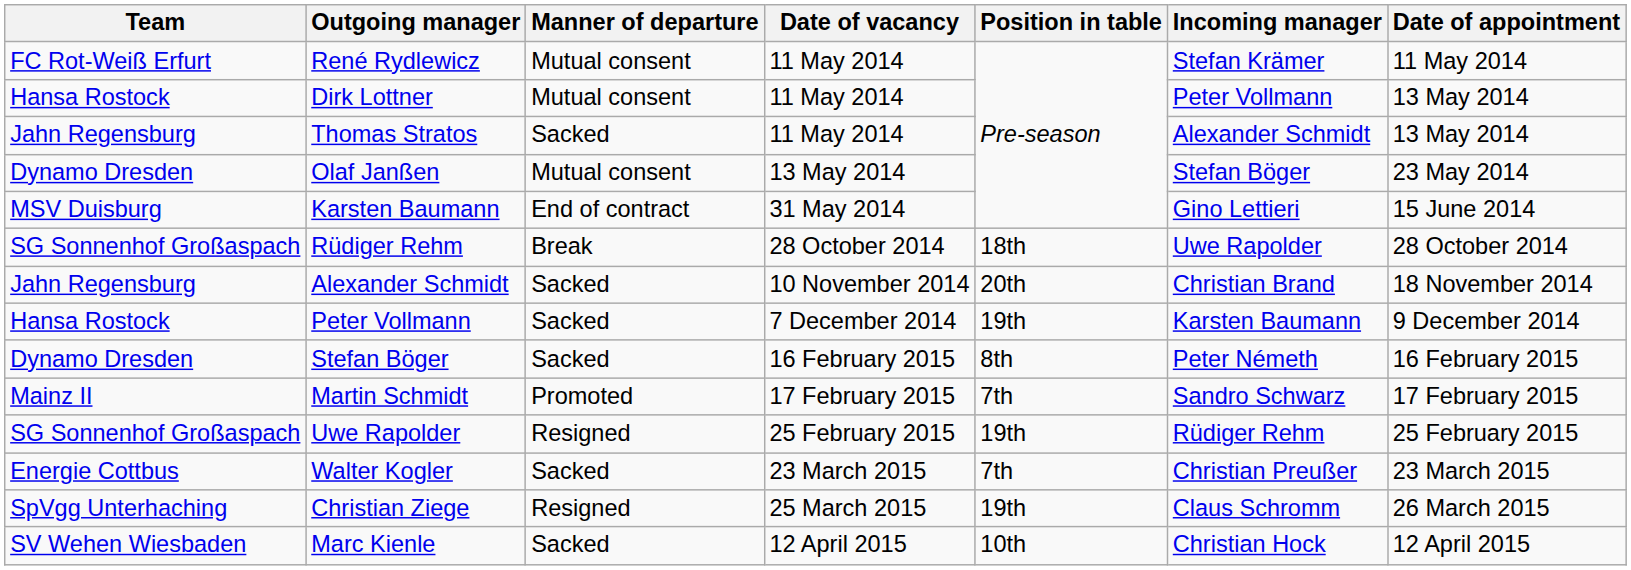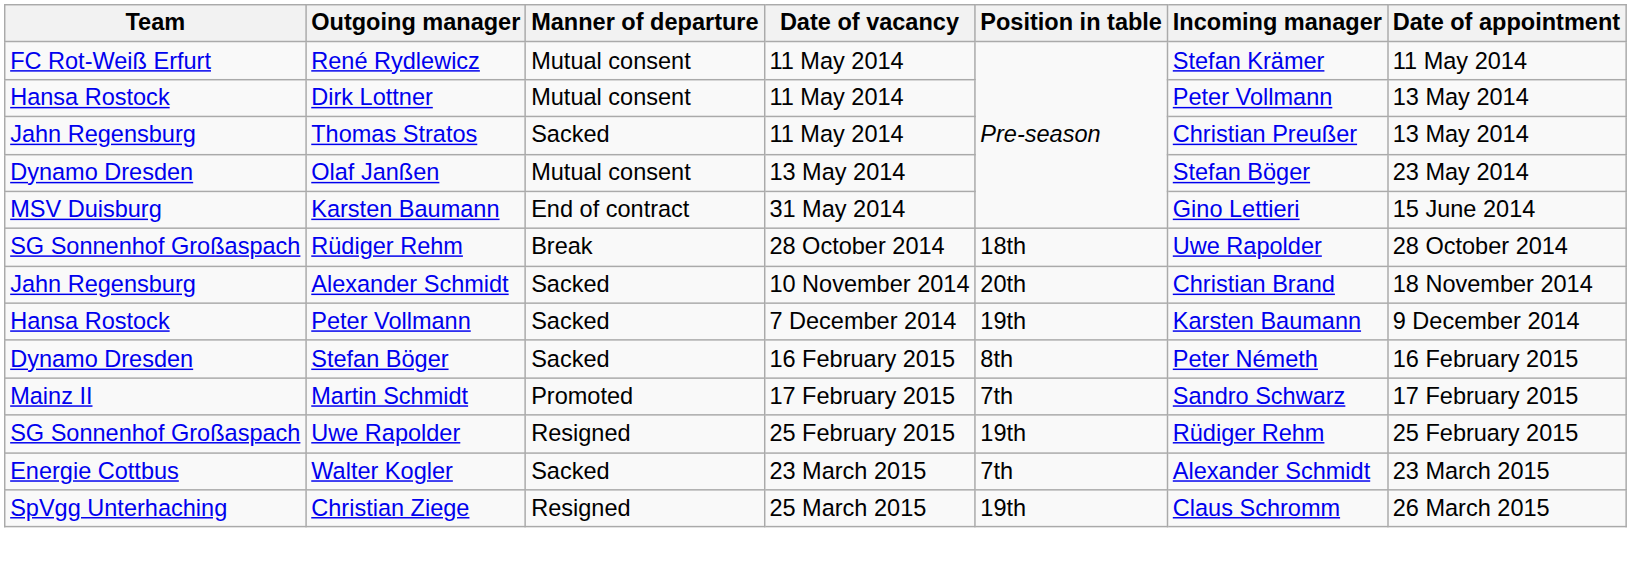(1271, 135) Alexander Schmidt -> (1265, 135) Christian Preußer
(1265, 470) Christian Preußer -> (1271, 470) Alexander Schmidt
- row: (373, 545)
